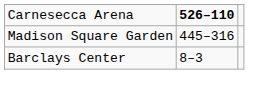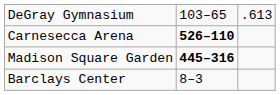+ row: (71, 15)
(207, 37) normal -> (207, 58) bold
